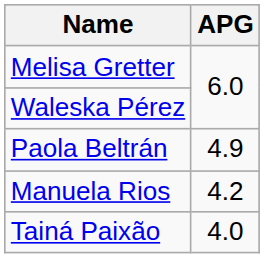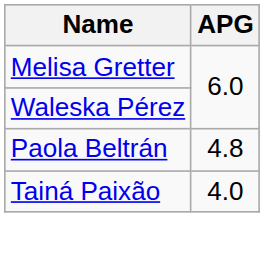(226, 149) 4.9 -> (226, 149) 4.8
- row: (91, 190)
